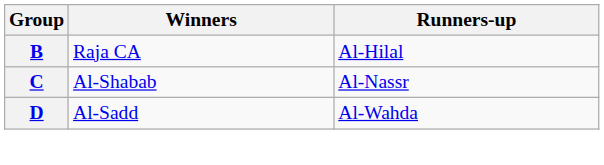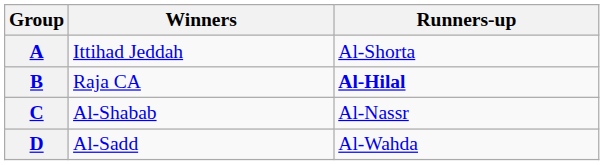+ row: (37, 50)
(371, 50) normal -> (372, 81) bold
